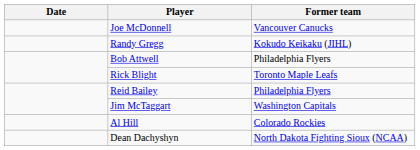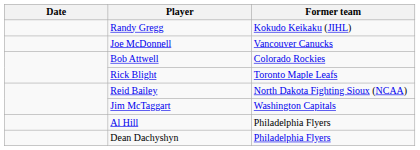rows swapped: (141, 28) <-> (137, 43)
(292, 59) Philadelphia Flyers -> (290, 59) Colorado Rockies
(292, 91) Philadelphia Flyers -> (330, 91) North Dakota Fighting Sioux (NCAA)
(290, 122) Colorado Rockies -> (292, 122) Philadelphia Flyers
(330, 138) North Dakota Fighting Sioux (NCAA) -> (292, 138) Philadelphia Flyers
